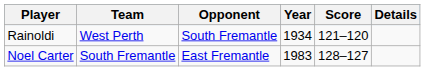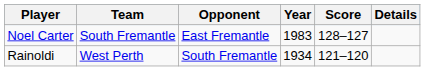rows swapped: (31, 35) <-> (41, 55)
